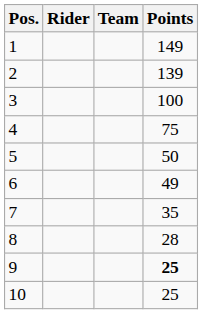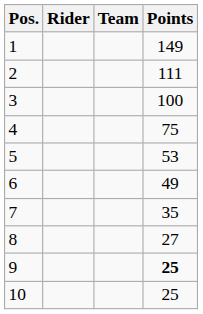(170, 73) 139 -> (170, 73) 111
(170, 156) 50 -> (170, 156) 53
(170, 239) 28 -> (170, 239) 27
